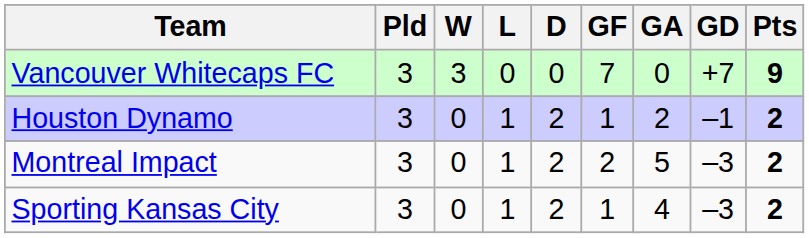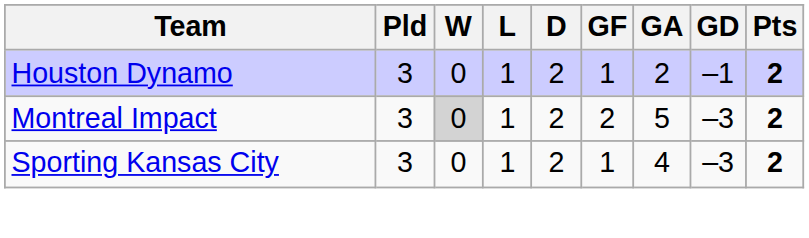- row: (173, 72)
(458, 163) no background -> (458, 118) lightgrey background
